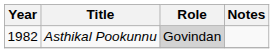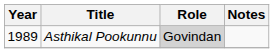(23, 36) 1982 -> (23, 36) 1989
